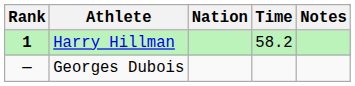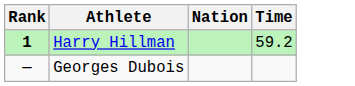- column: (324, 17)
(274, 43) 58.2 -> (274, 43) 59.2
